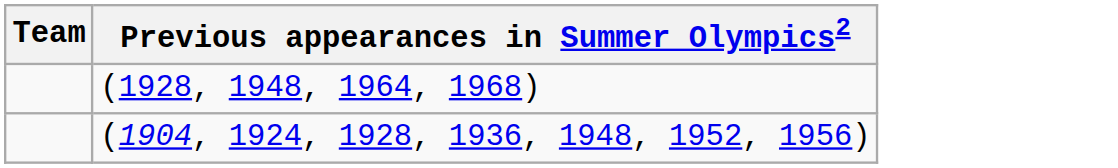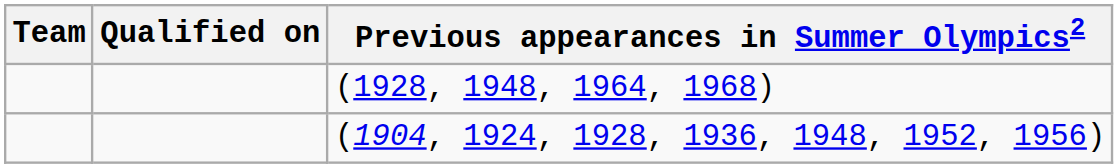+ column: (210, 34)
